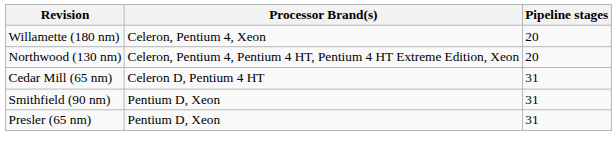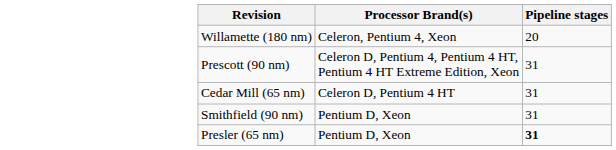- row: (65, 57)
+ row: (245, 64)
(532, 120) normal -> (532, 135) bold
